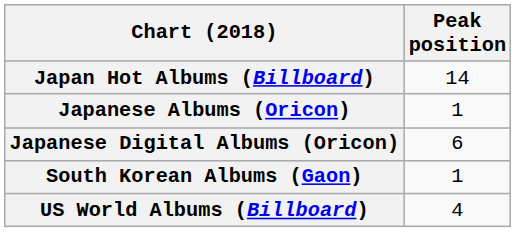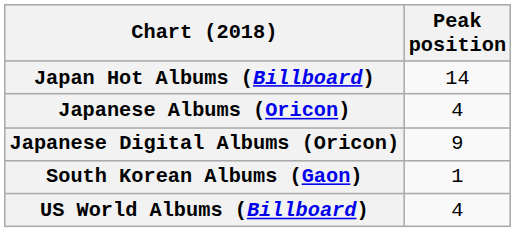(457, 111) 1 -> (457, 111) 4
(457, 144) 6 -> (457, 144) 9
